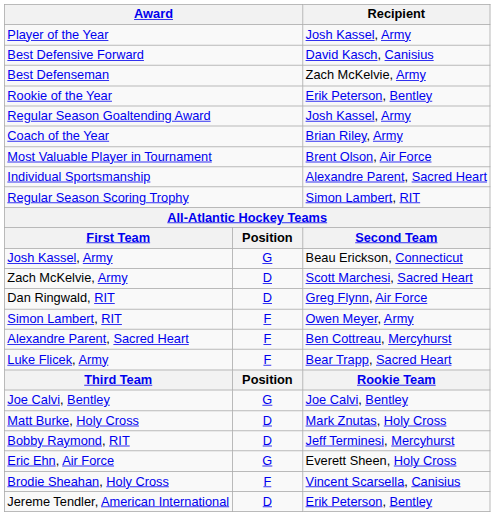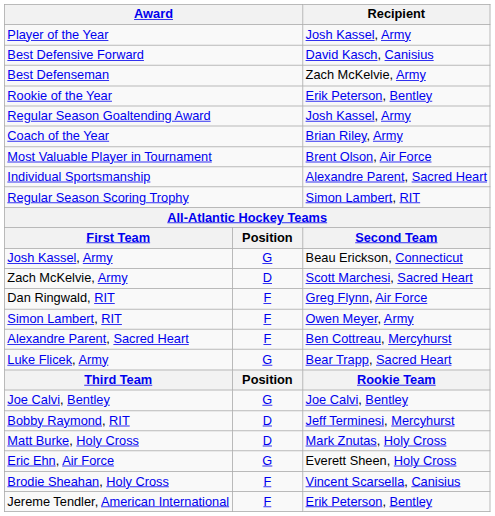(267, 298) D -> (267, 298) F
(267, 359) F -> (267, 359) G
rows swapped: (69, 440) <-> (73, 420)
(267, 501) D -> (267, 501) F
